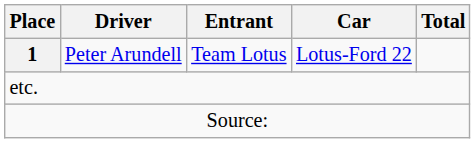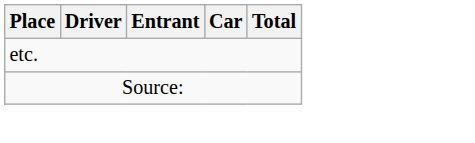- row: (32, 54)
